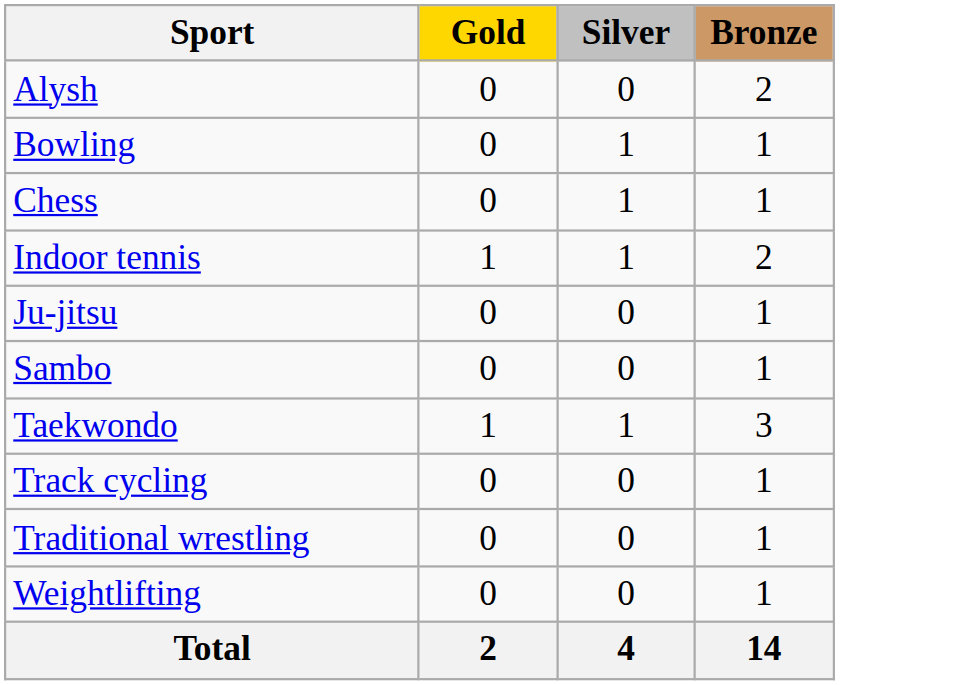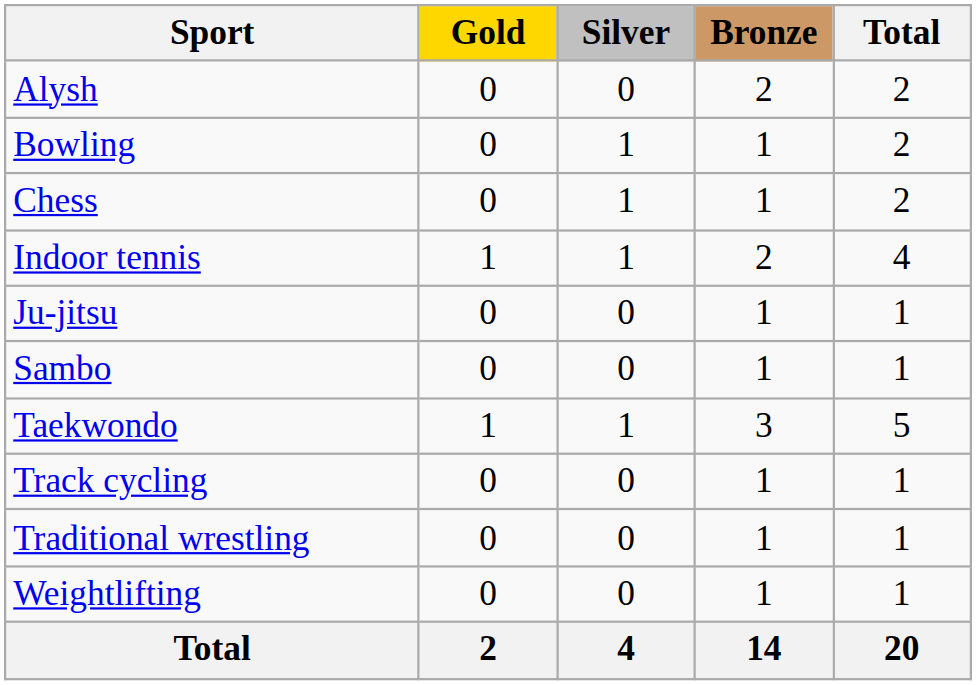+ column: (902, 32)
